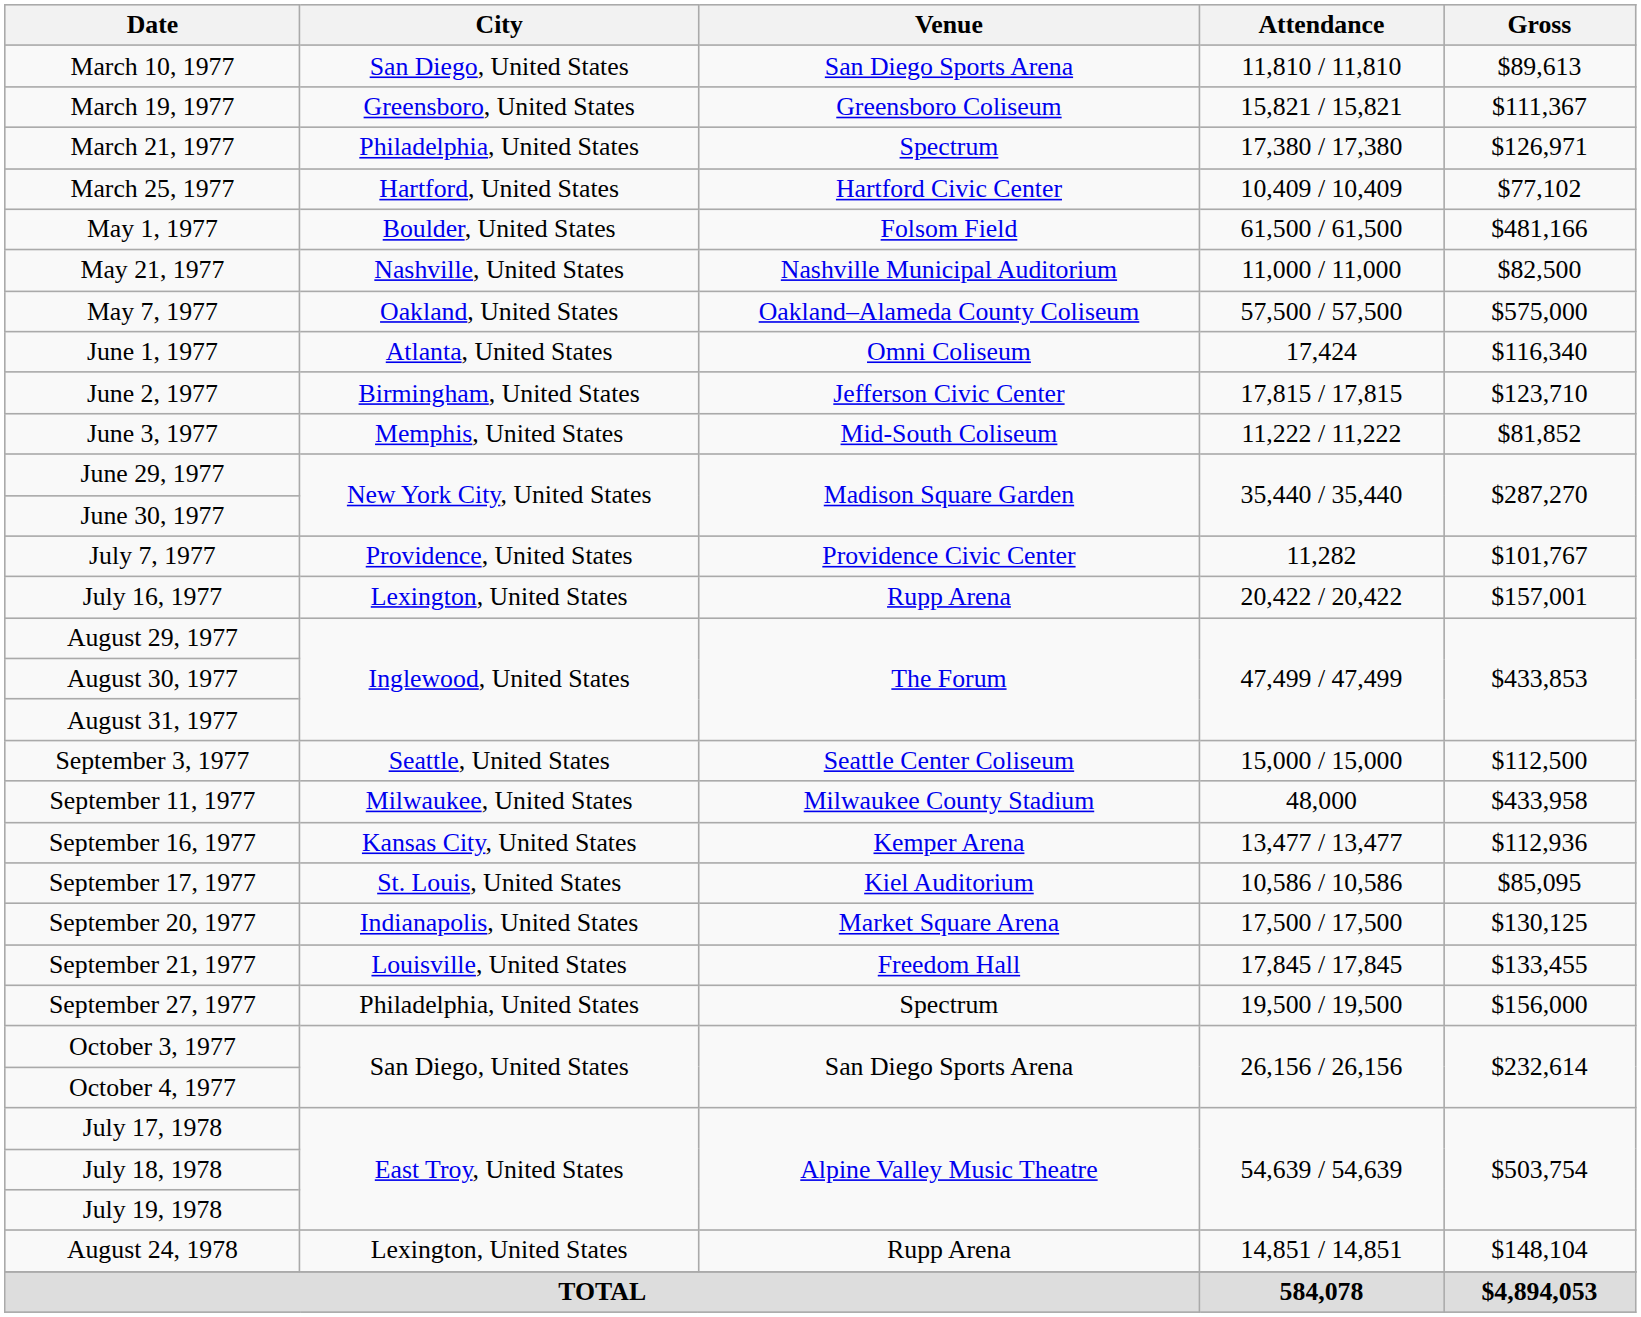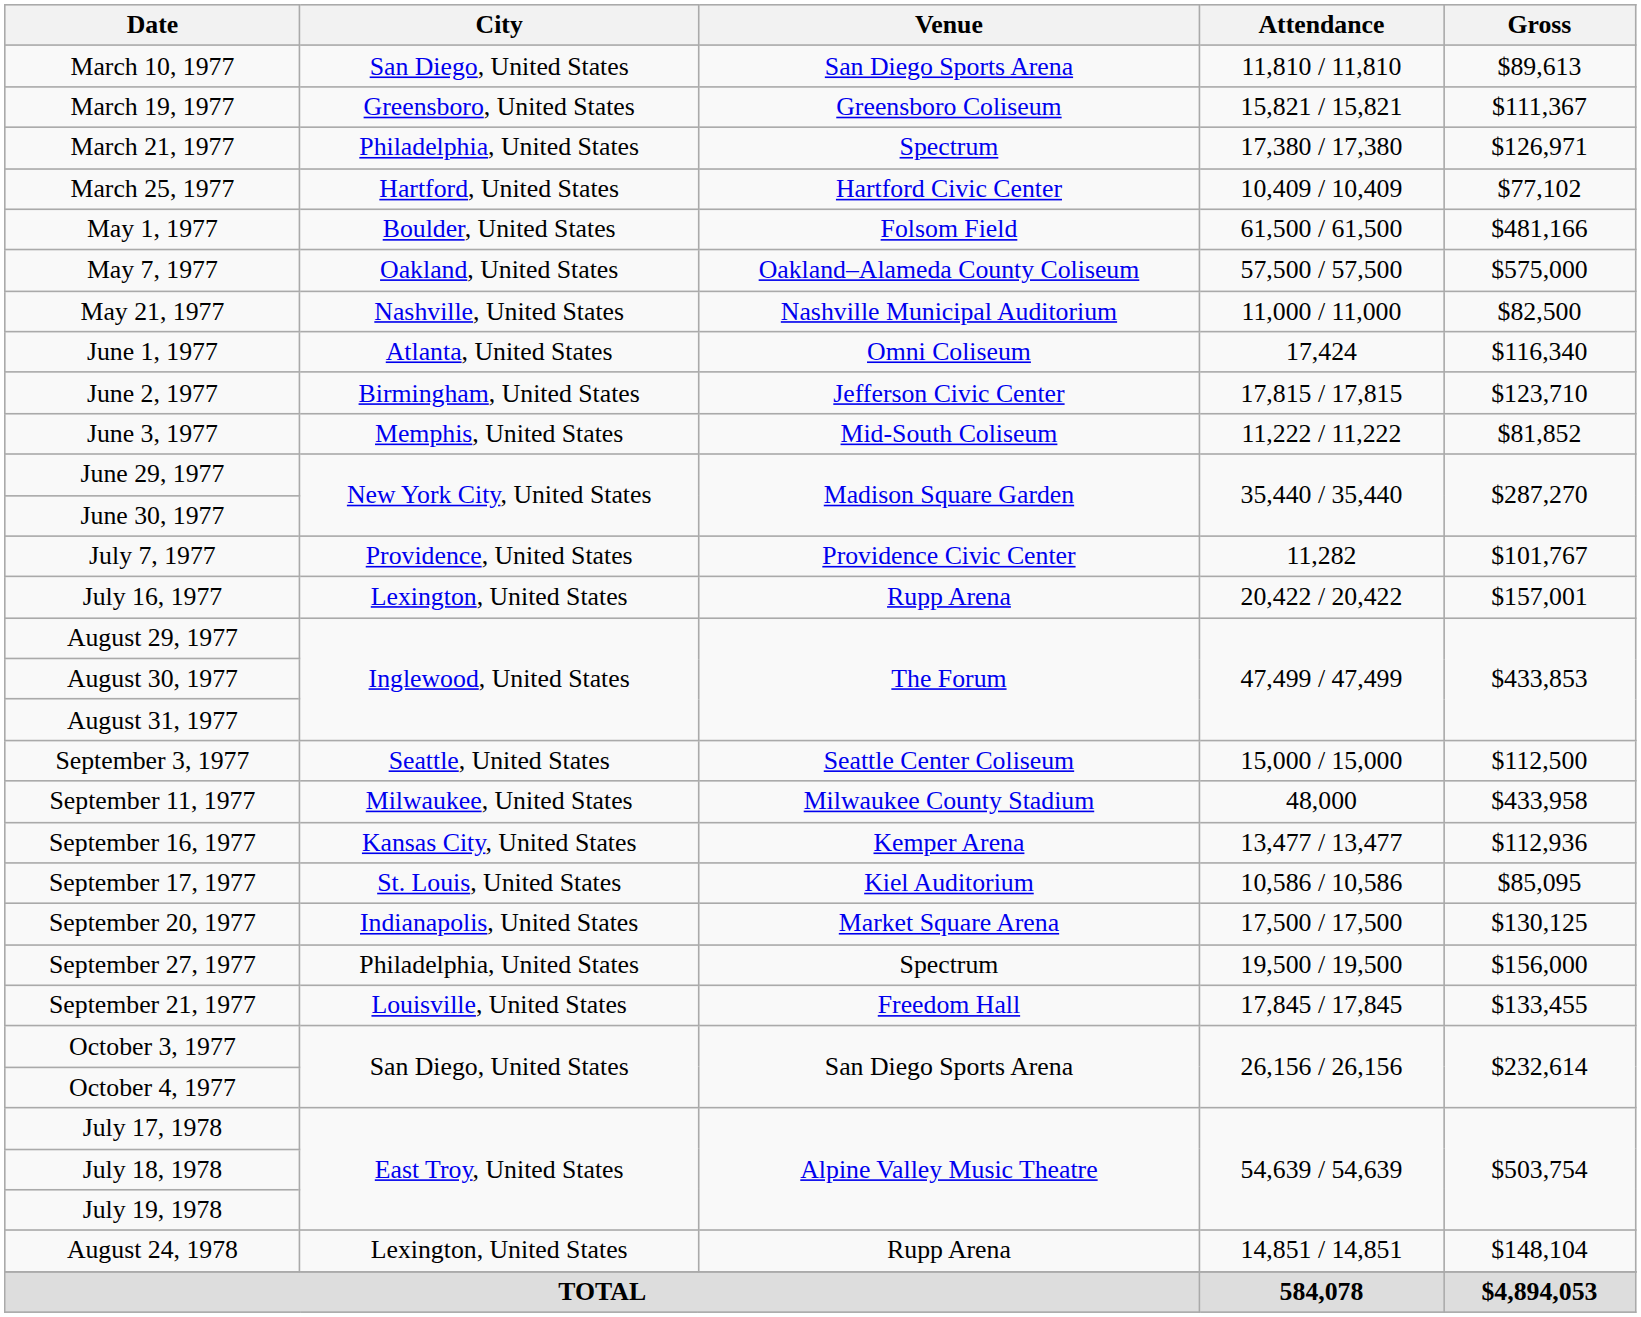rows swapped: (152, 310) <-> (152, 270)
rows swapped: (152, 964) <-> (152, 1005)
